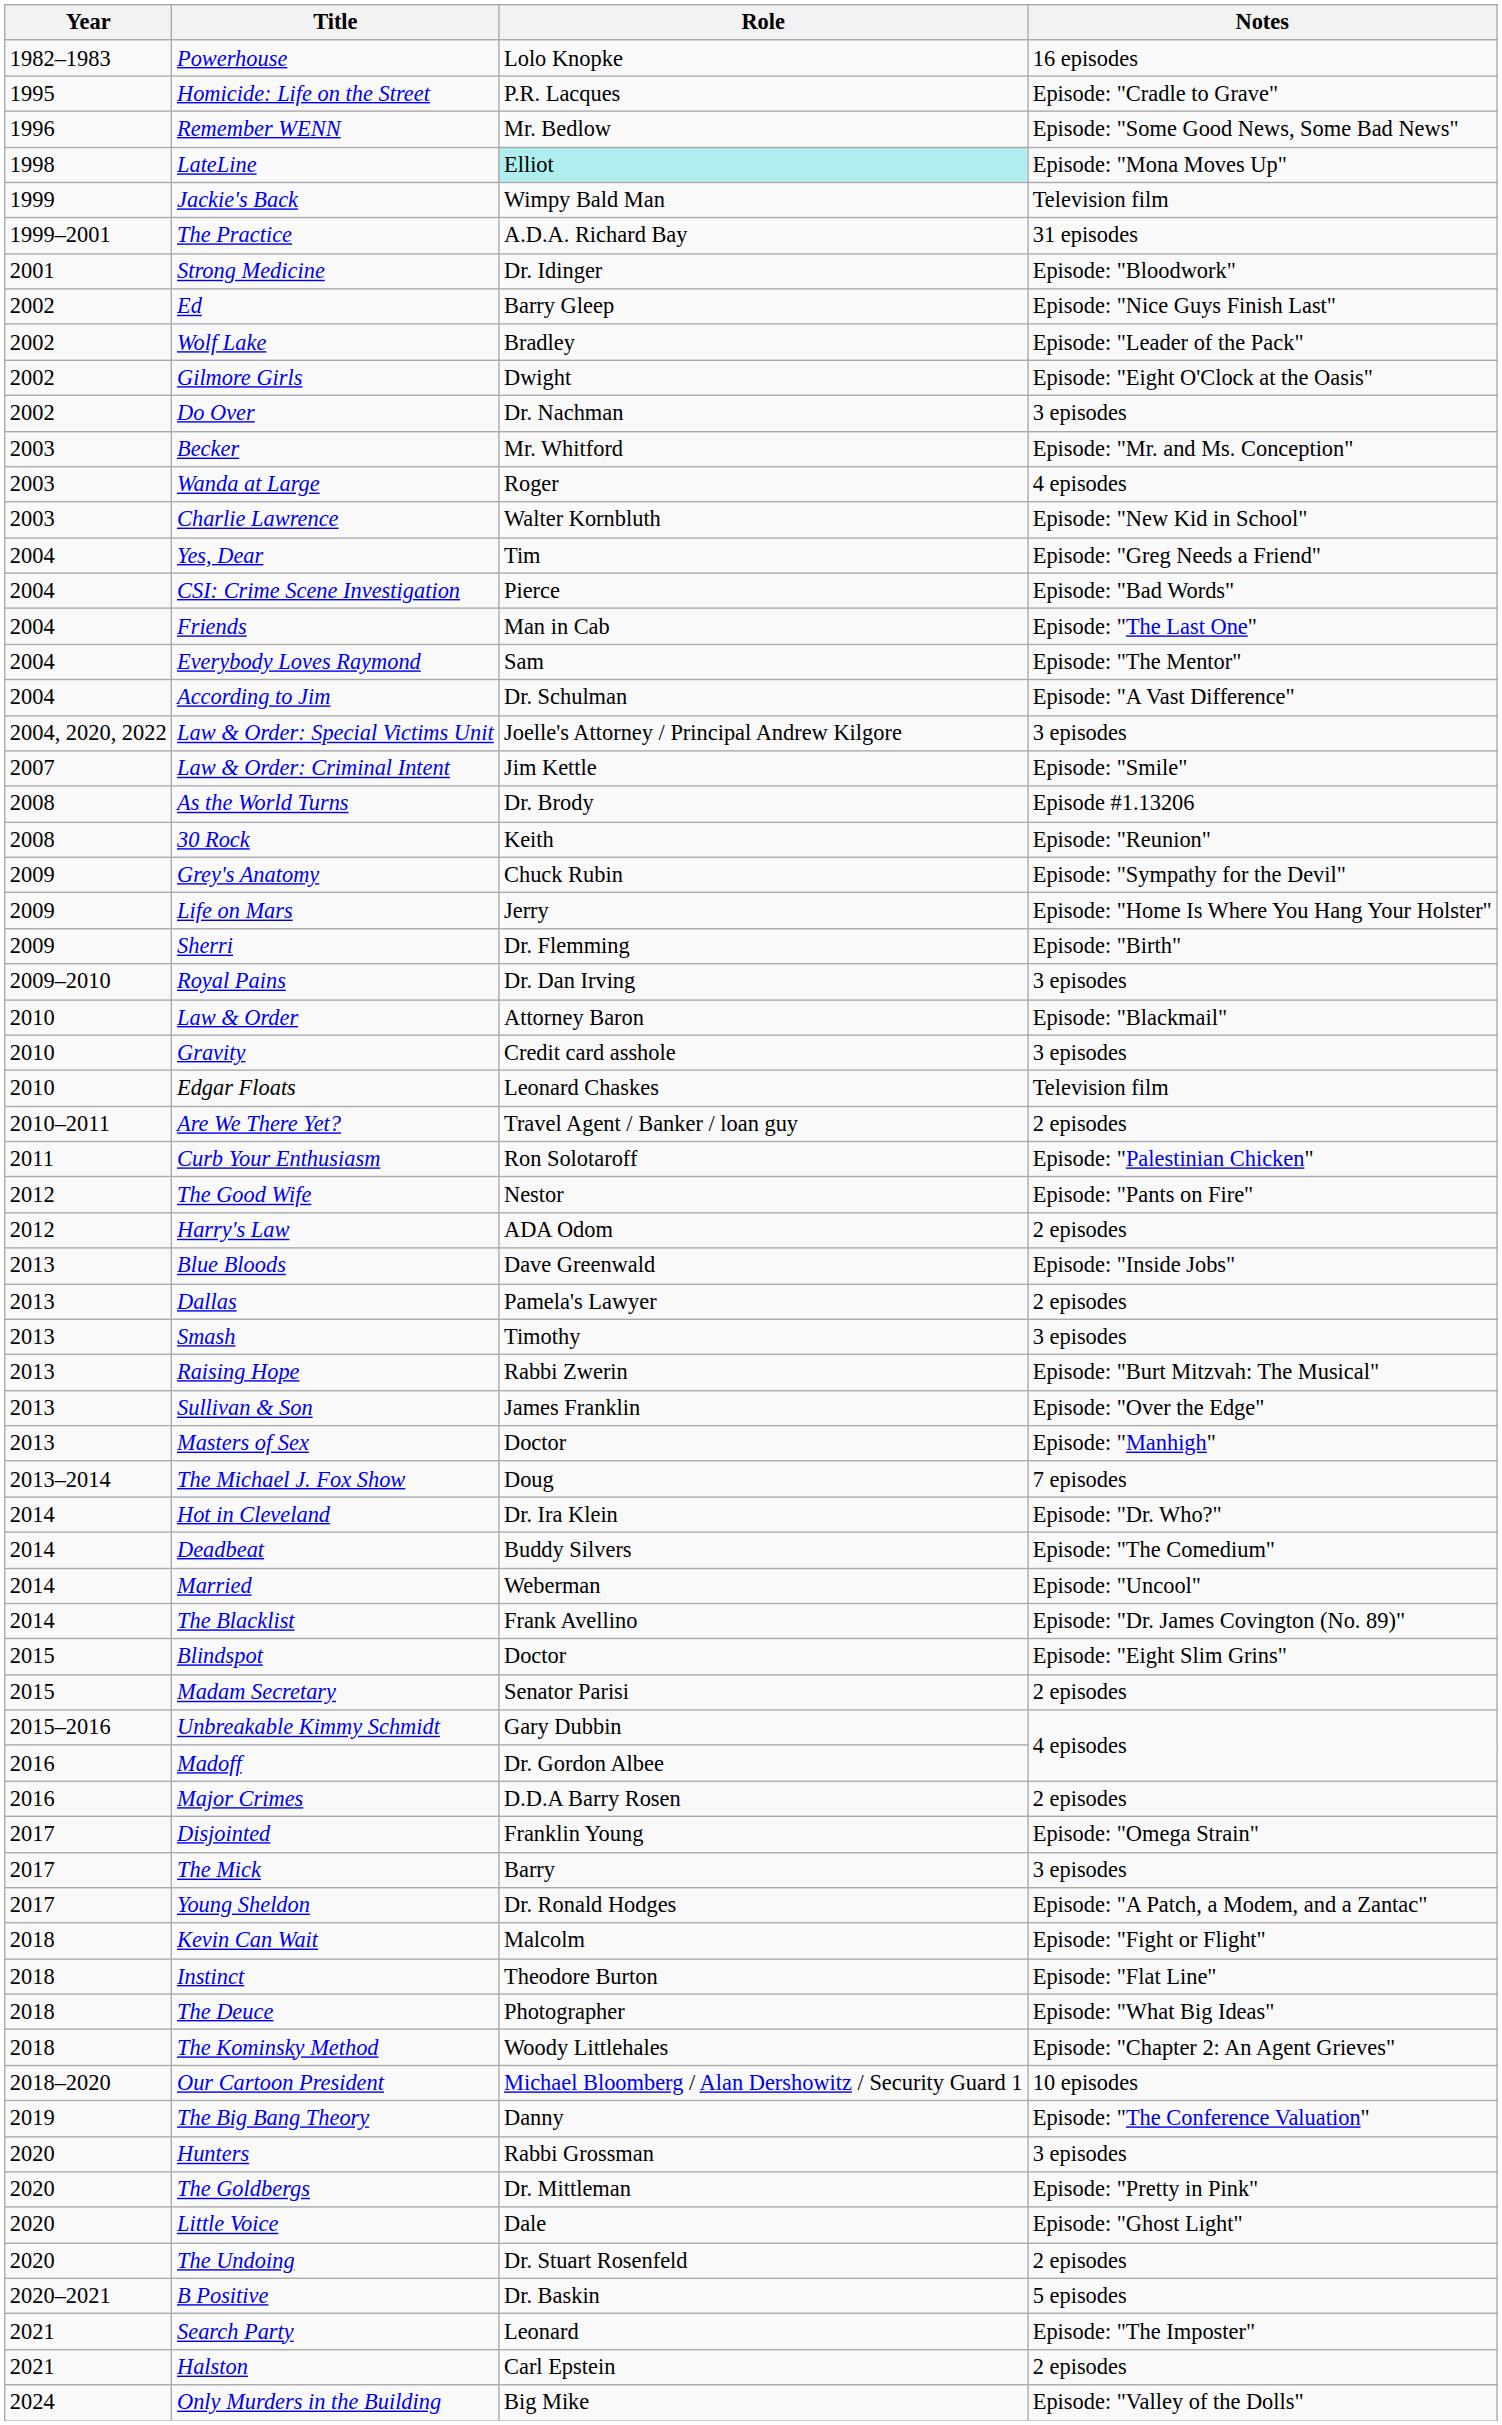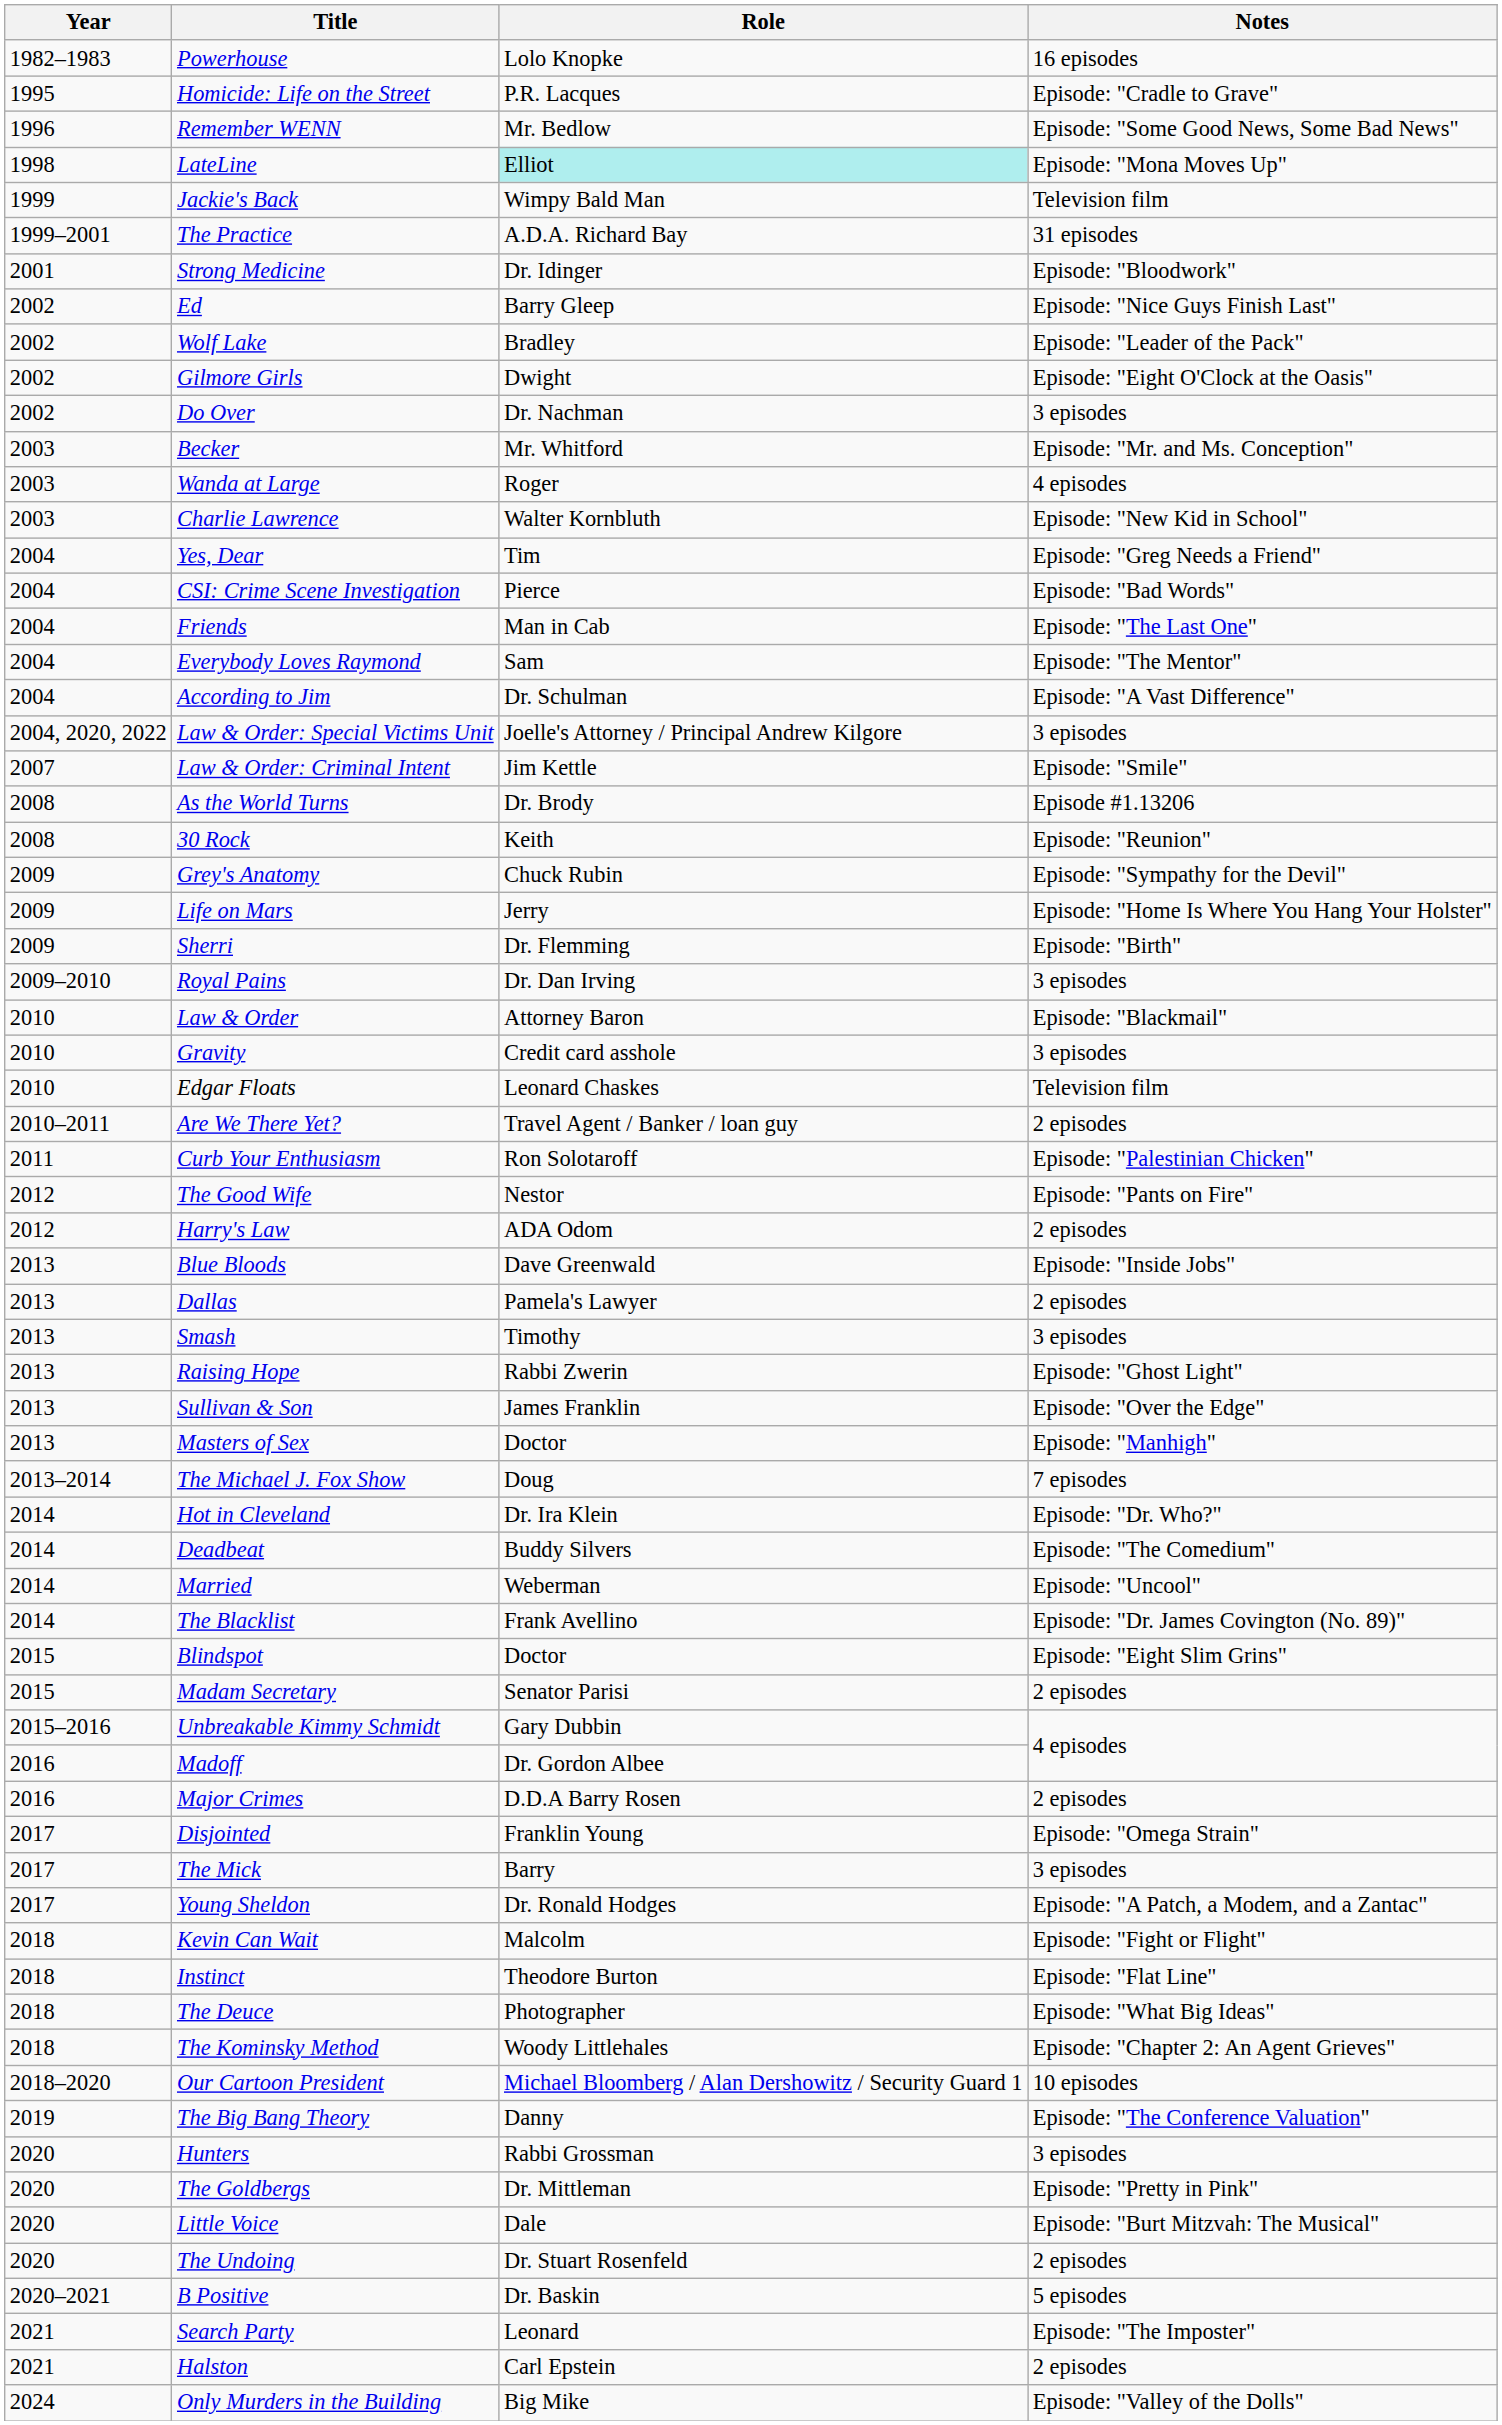(1206, 1372) Episode: "Burt Mitzvah: The Musical" -> (1138, 1372) Episode: "Ghost Light"
(1138, 2224) Episode: "Ghost Light" -> (1206, 2224) Episode: "Burt Mitzvah: The Musical"
